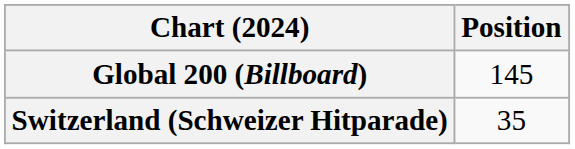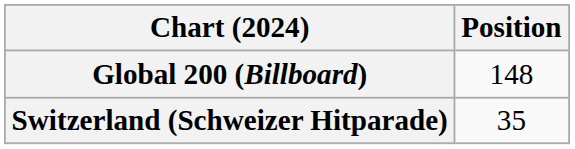(511, 73) 145 -> (511, 73) 148
